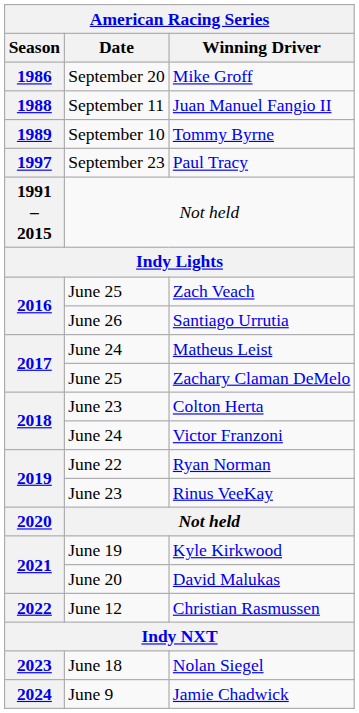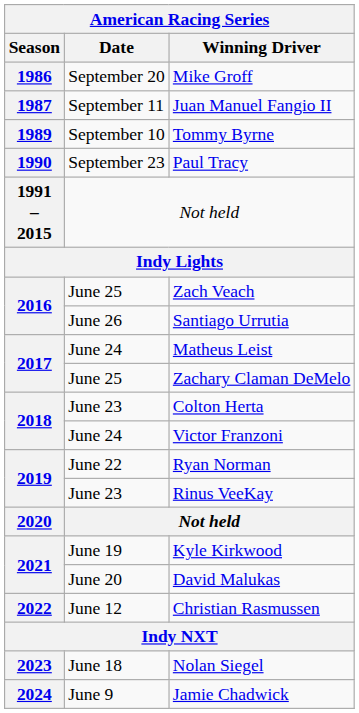(34, 105) 1988 -> (34, 105) 1987
(34, 163) 1997 -> (34, 163) 1990
